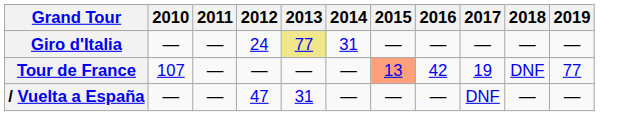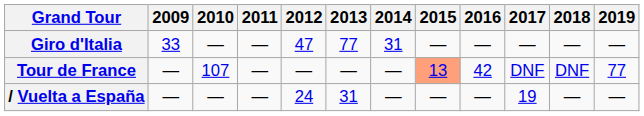+ column: (171, 17)
(259, 44) 24 -> (304, 44) 47
(304, 44) khaki background -> (349, 44) no background
(483, 70) 19 -> (527, 70) DNF
(259, 96) 47 -> (304, 96) 24
(483, 96) DNF -> (527, 96) 19
